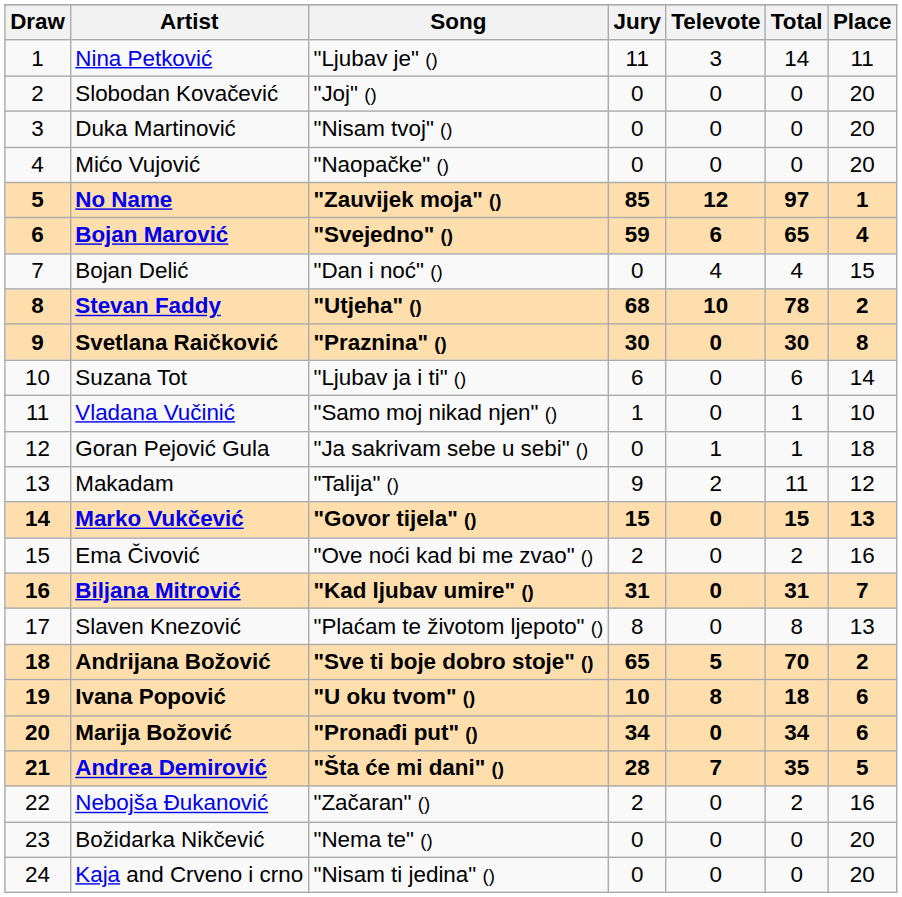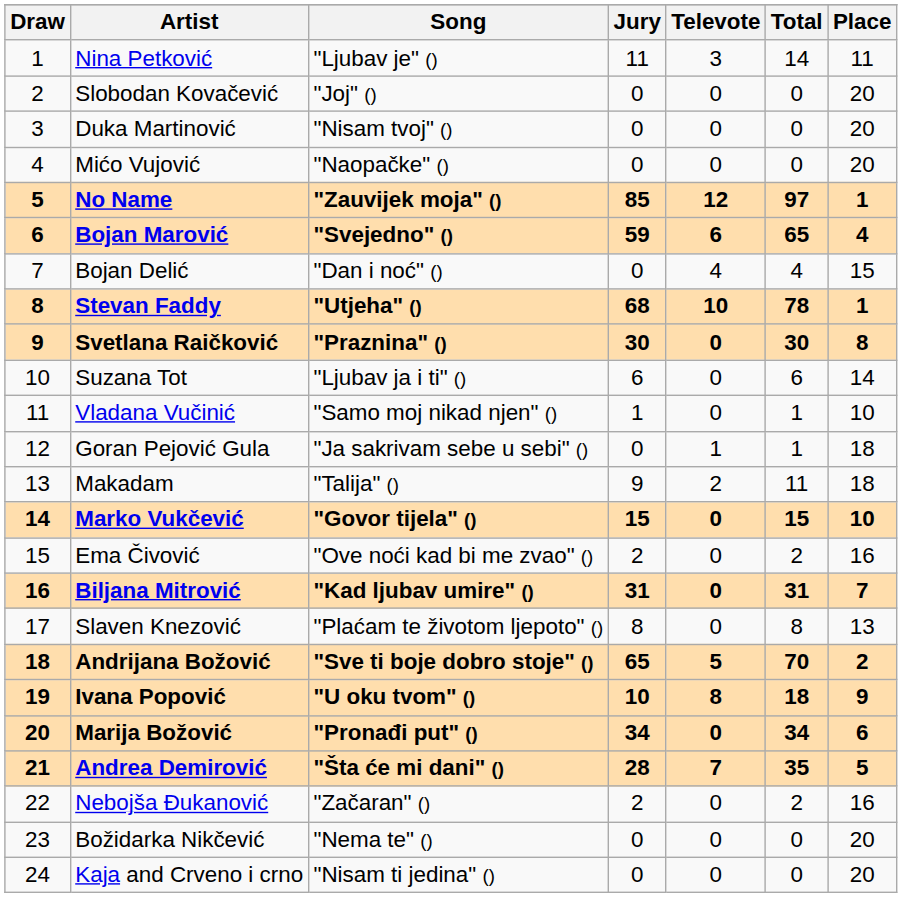(862, 306) 2 -> (862, 306) 1
(862, 484) 12 -> (862, 484) 18
(862, 519) 13 -> (862, 519) 10
(862, 697) 6 -> (862, 697) 9
